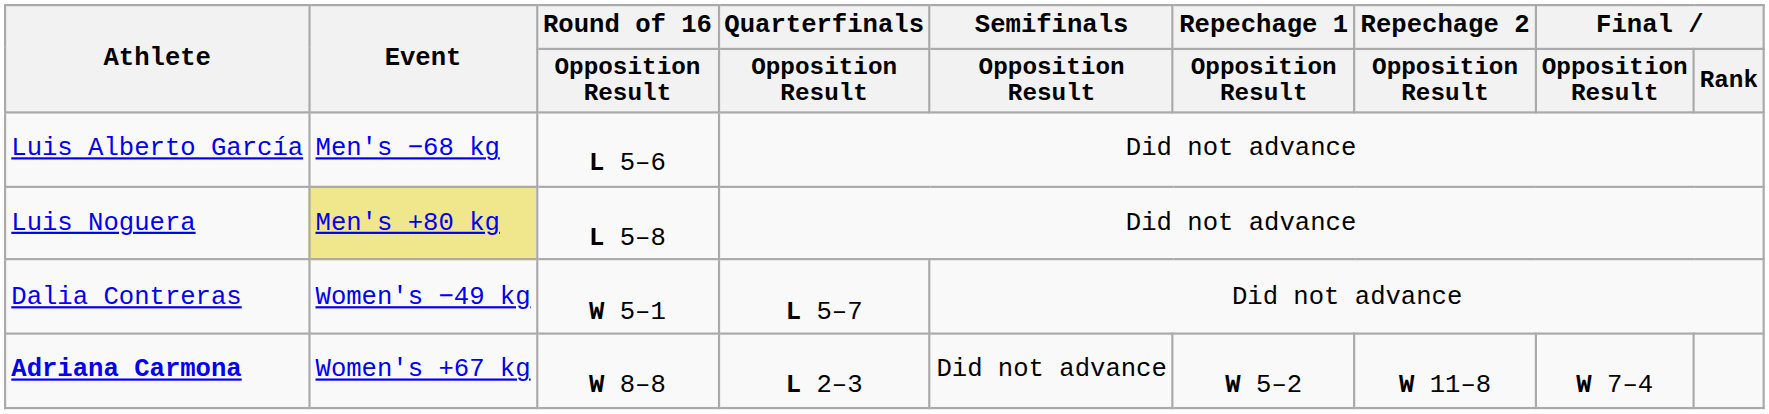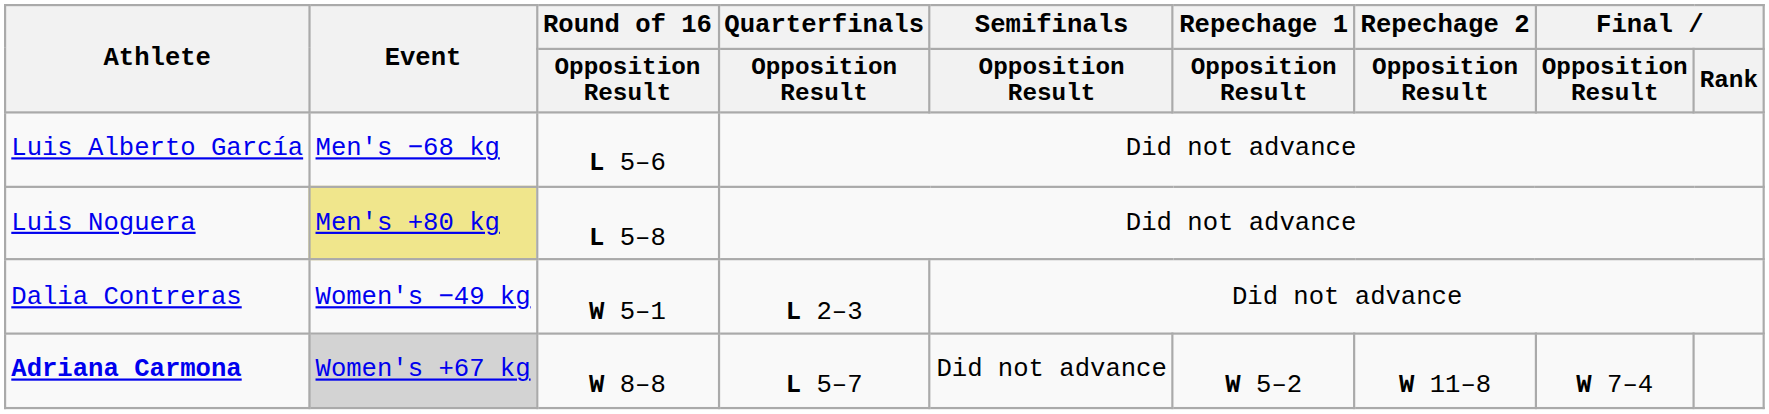(824, 312) L 5–7 -> (824, 312) L 2–3
(423, 370) no background -> (423, 370) lightgrey background
(824, 386) L 2–3 -> (824, 386) L 5–7
